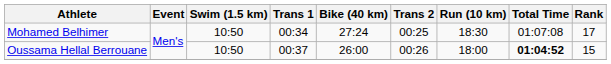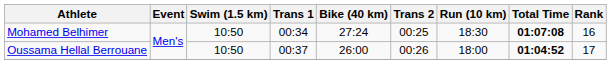(541, 32) normal -> (541, 32) bold
(589, 32) 17 -> (589, 32) 16
(589, 51) 15 -> (589, 51) 17
